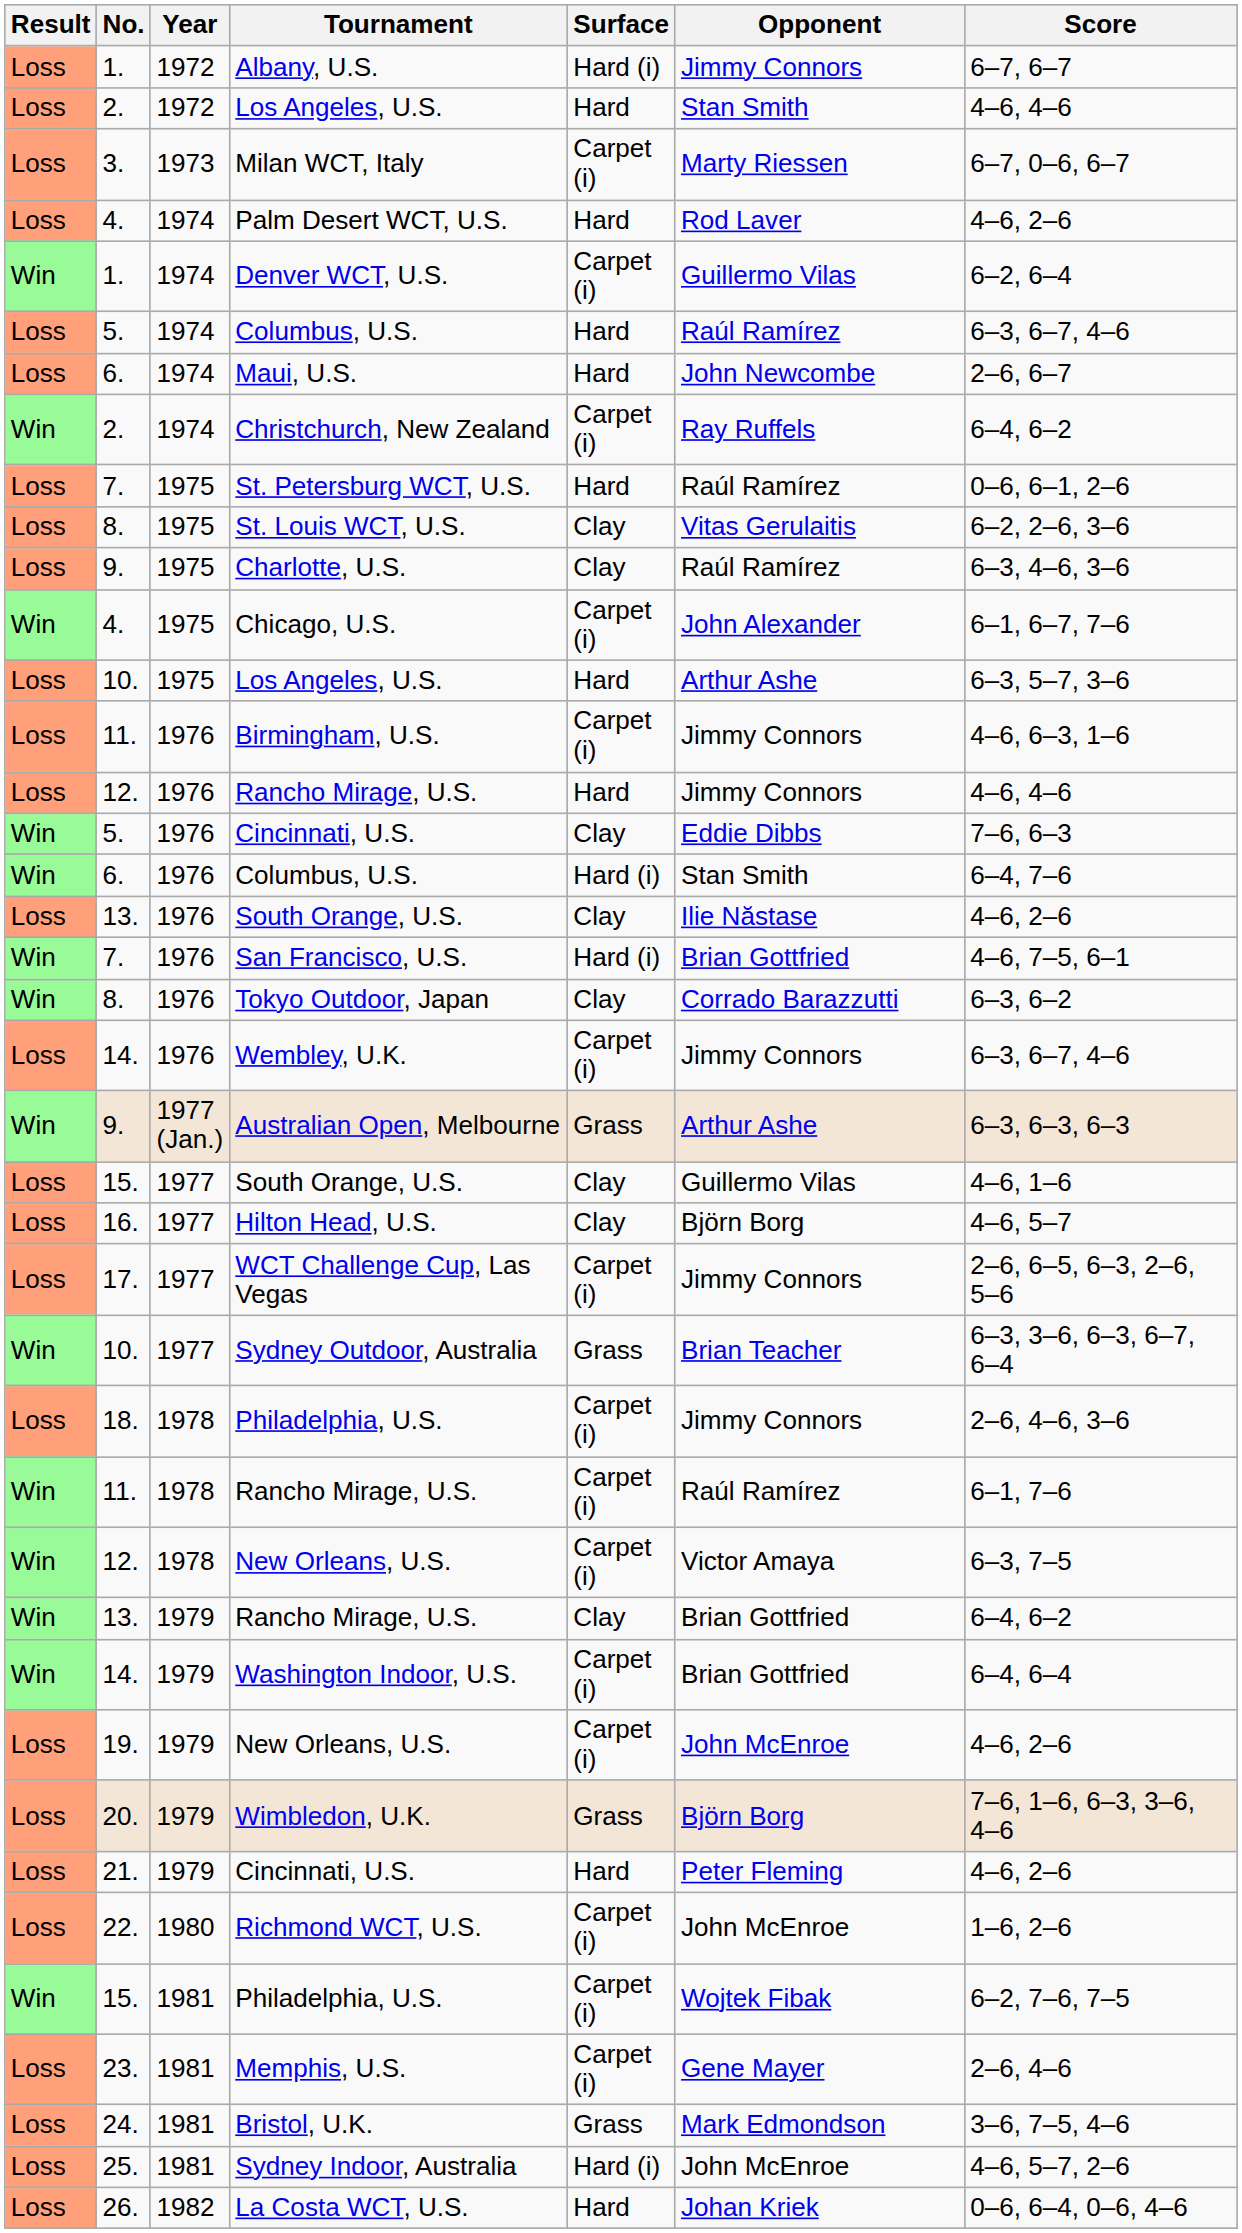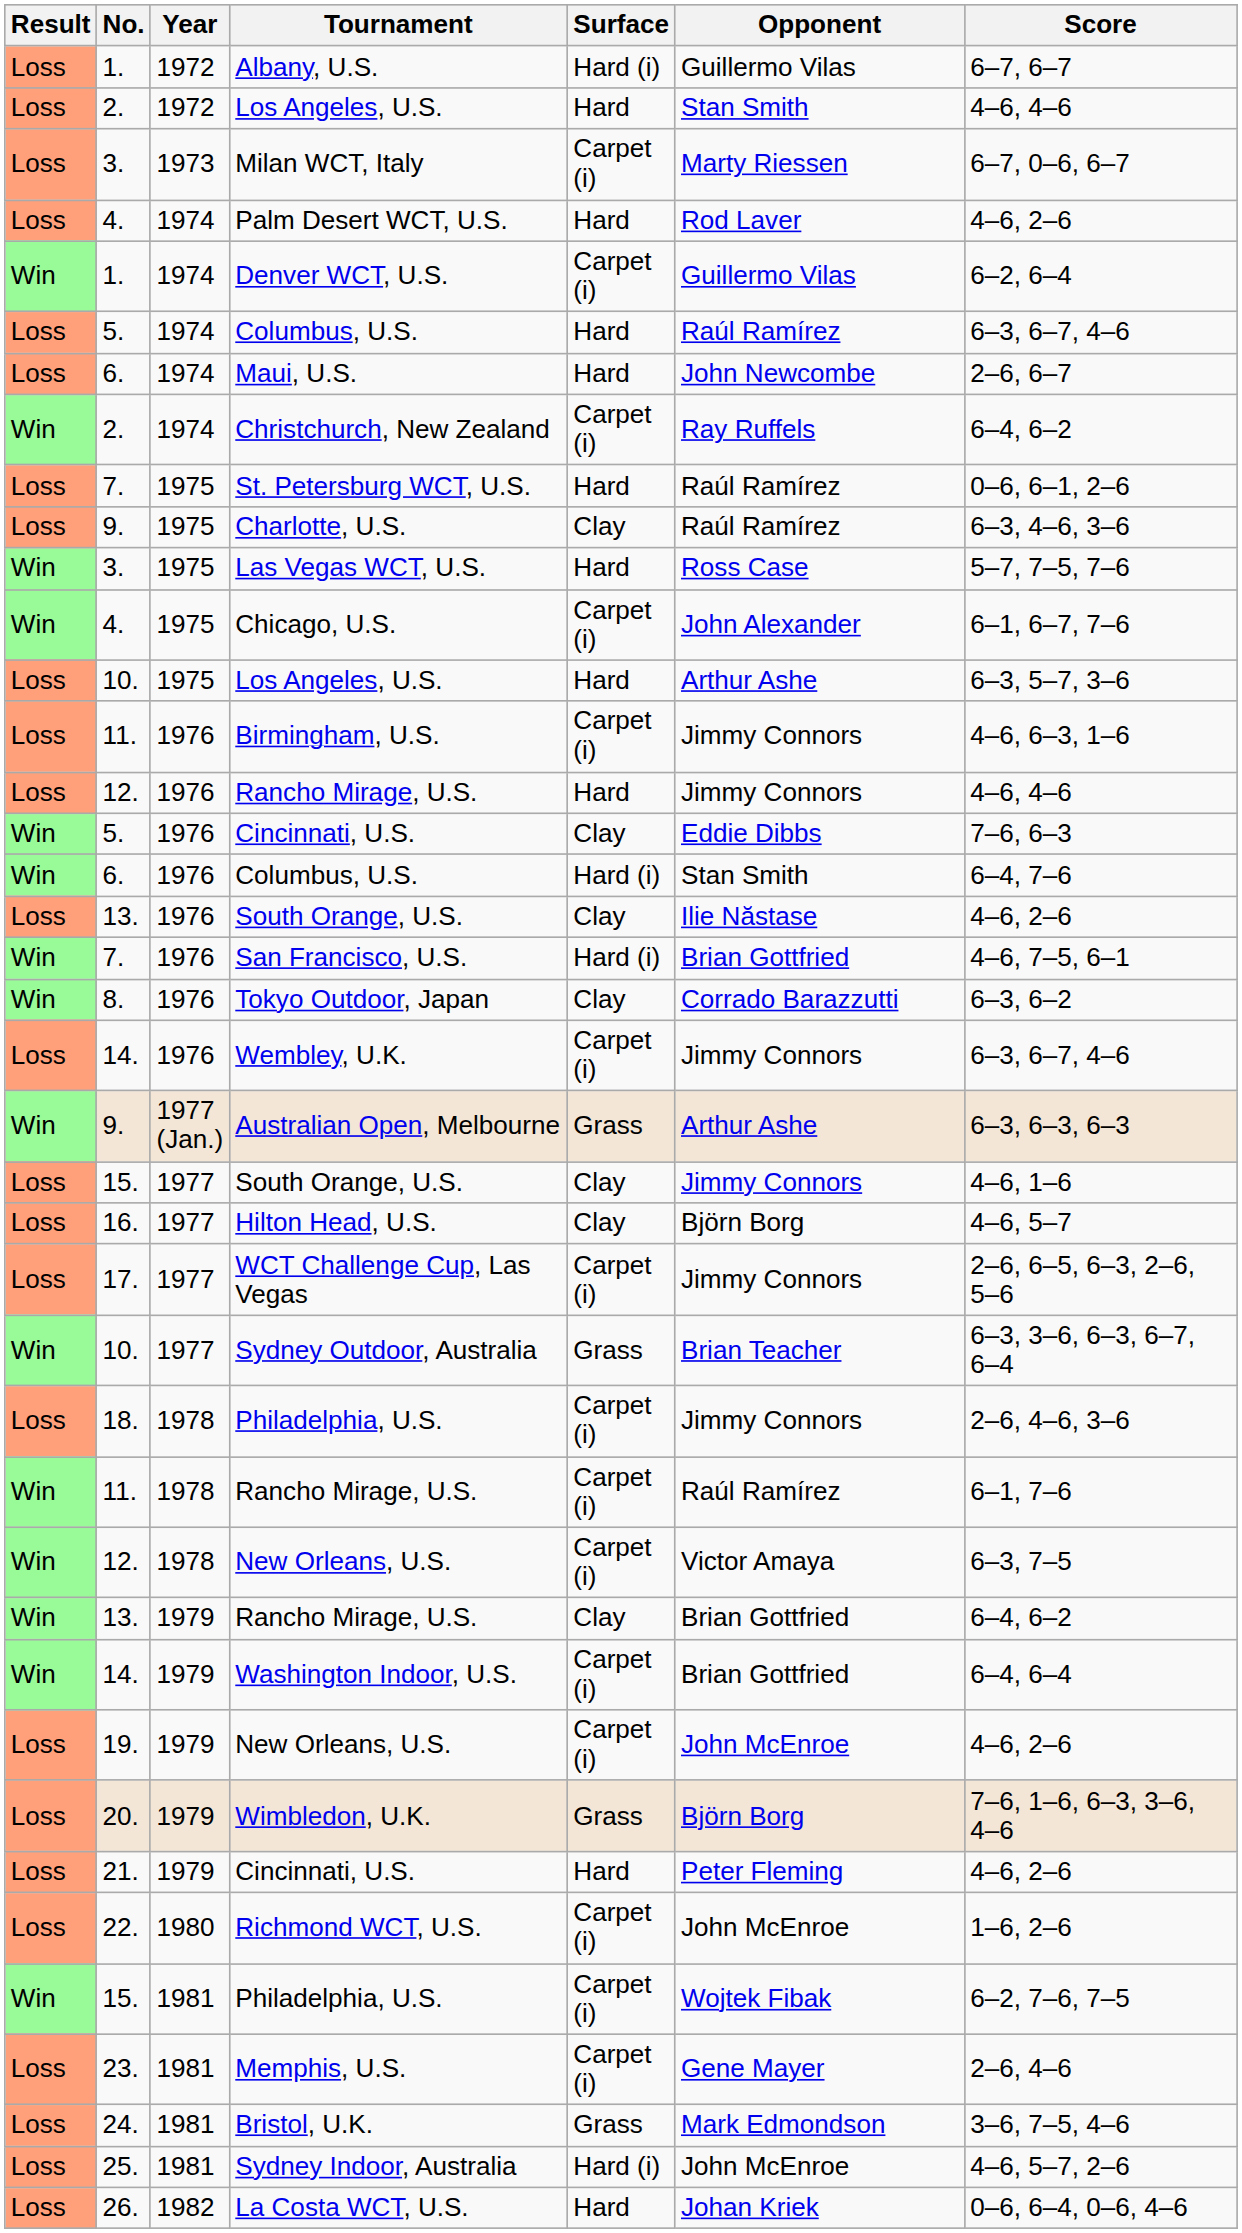(772, 66) Jimmy Connors -> (768, 66) Guillermo Vilas
- row: (113, 526)
+ row: (113, 568)
(768, 1181) Guillermo Vilas -> (772, 1181) Jimmy Connors
